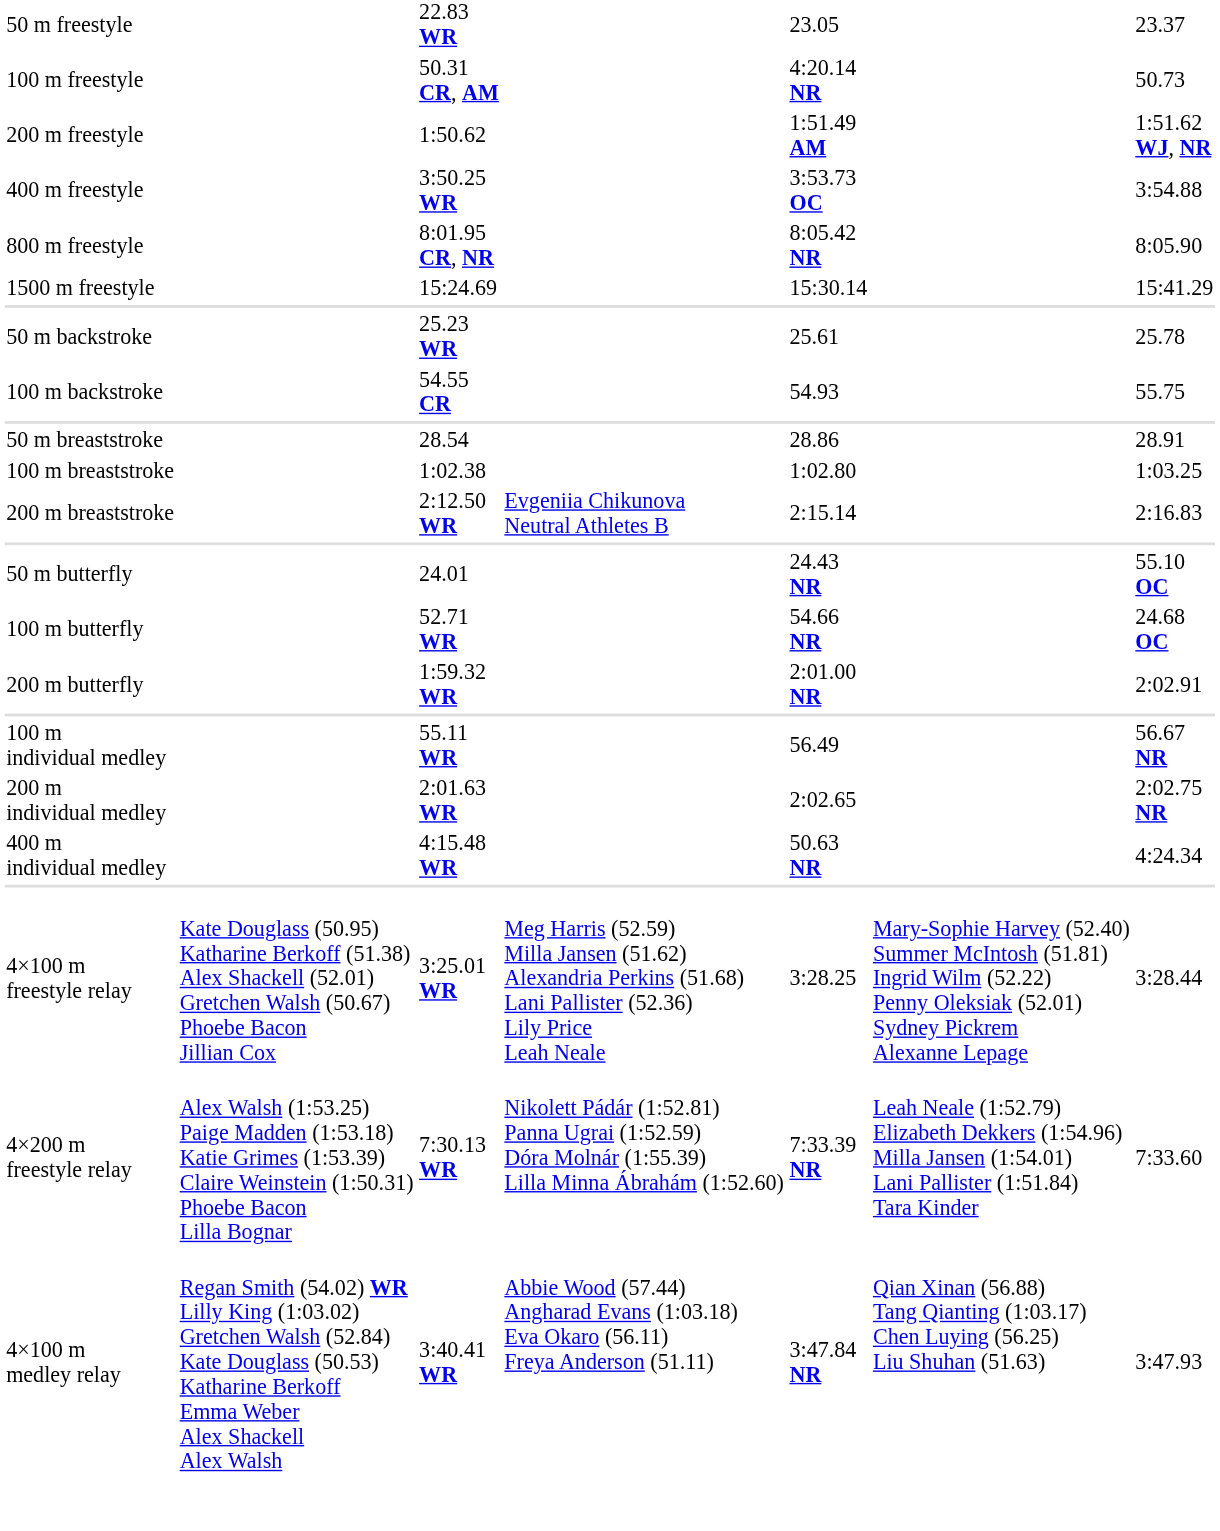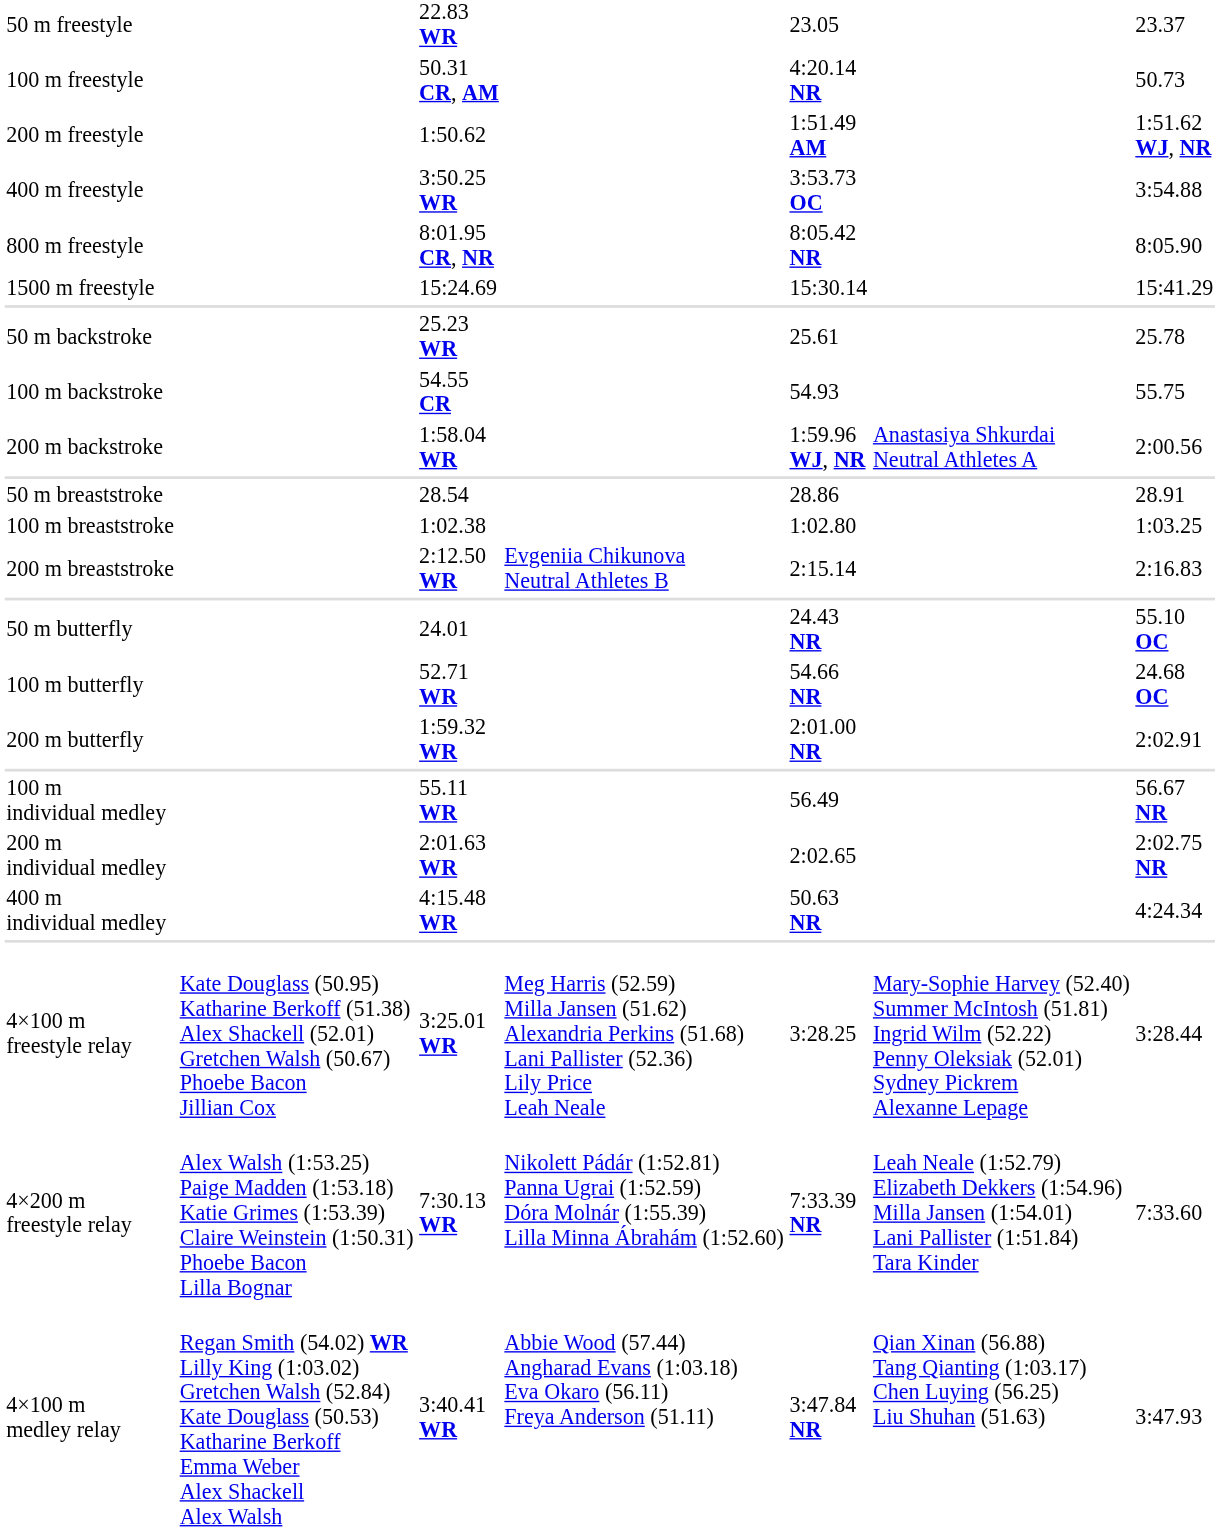+ row: (85, 447)
